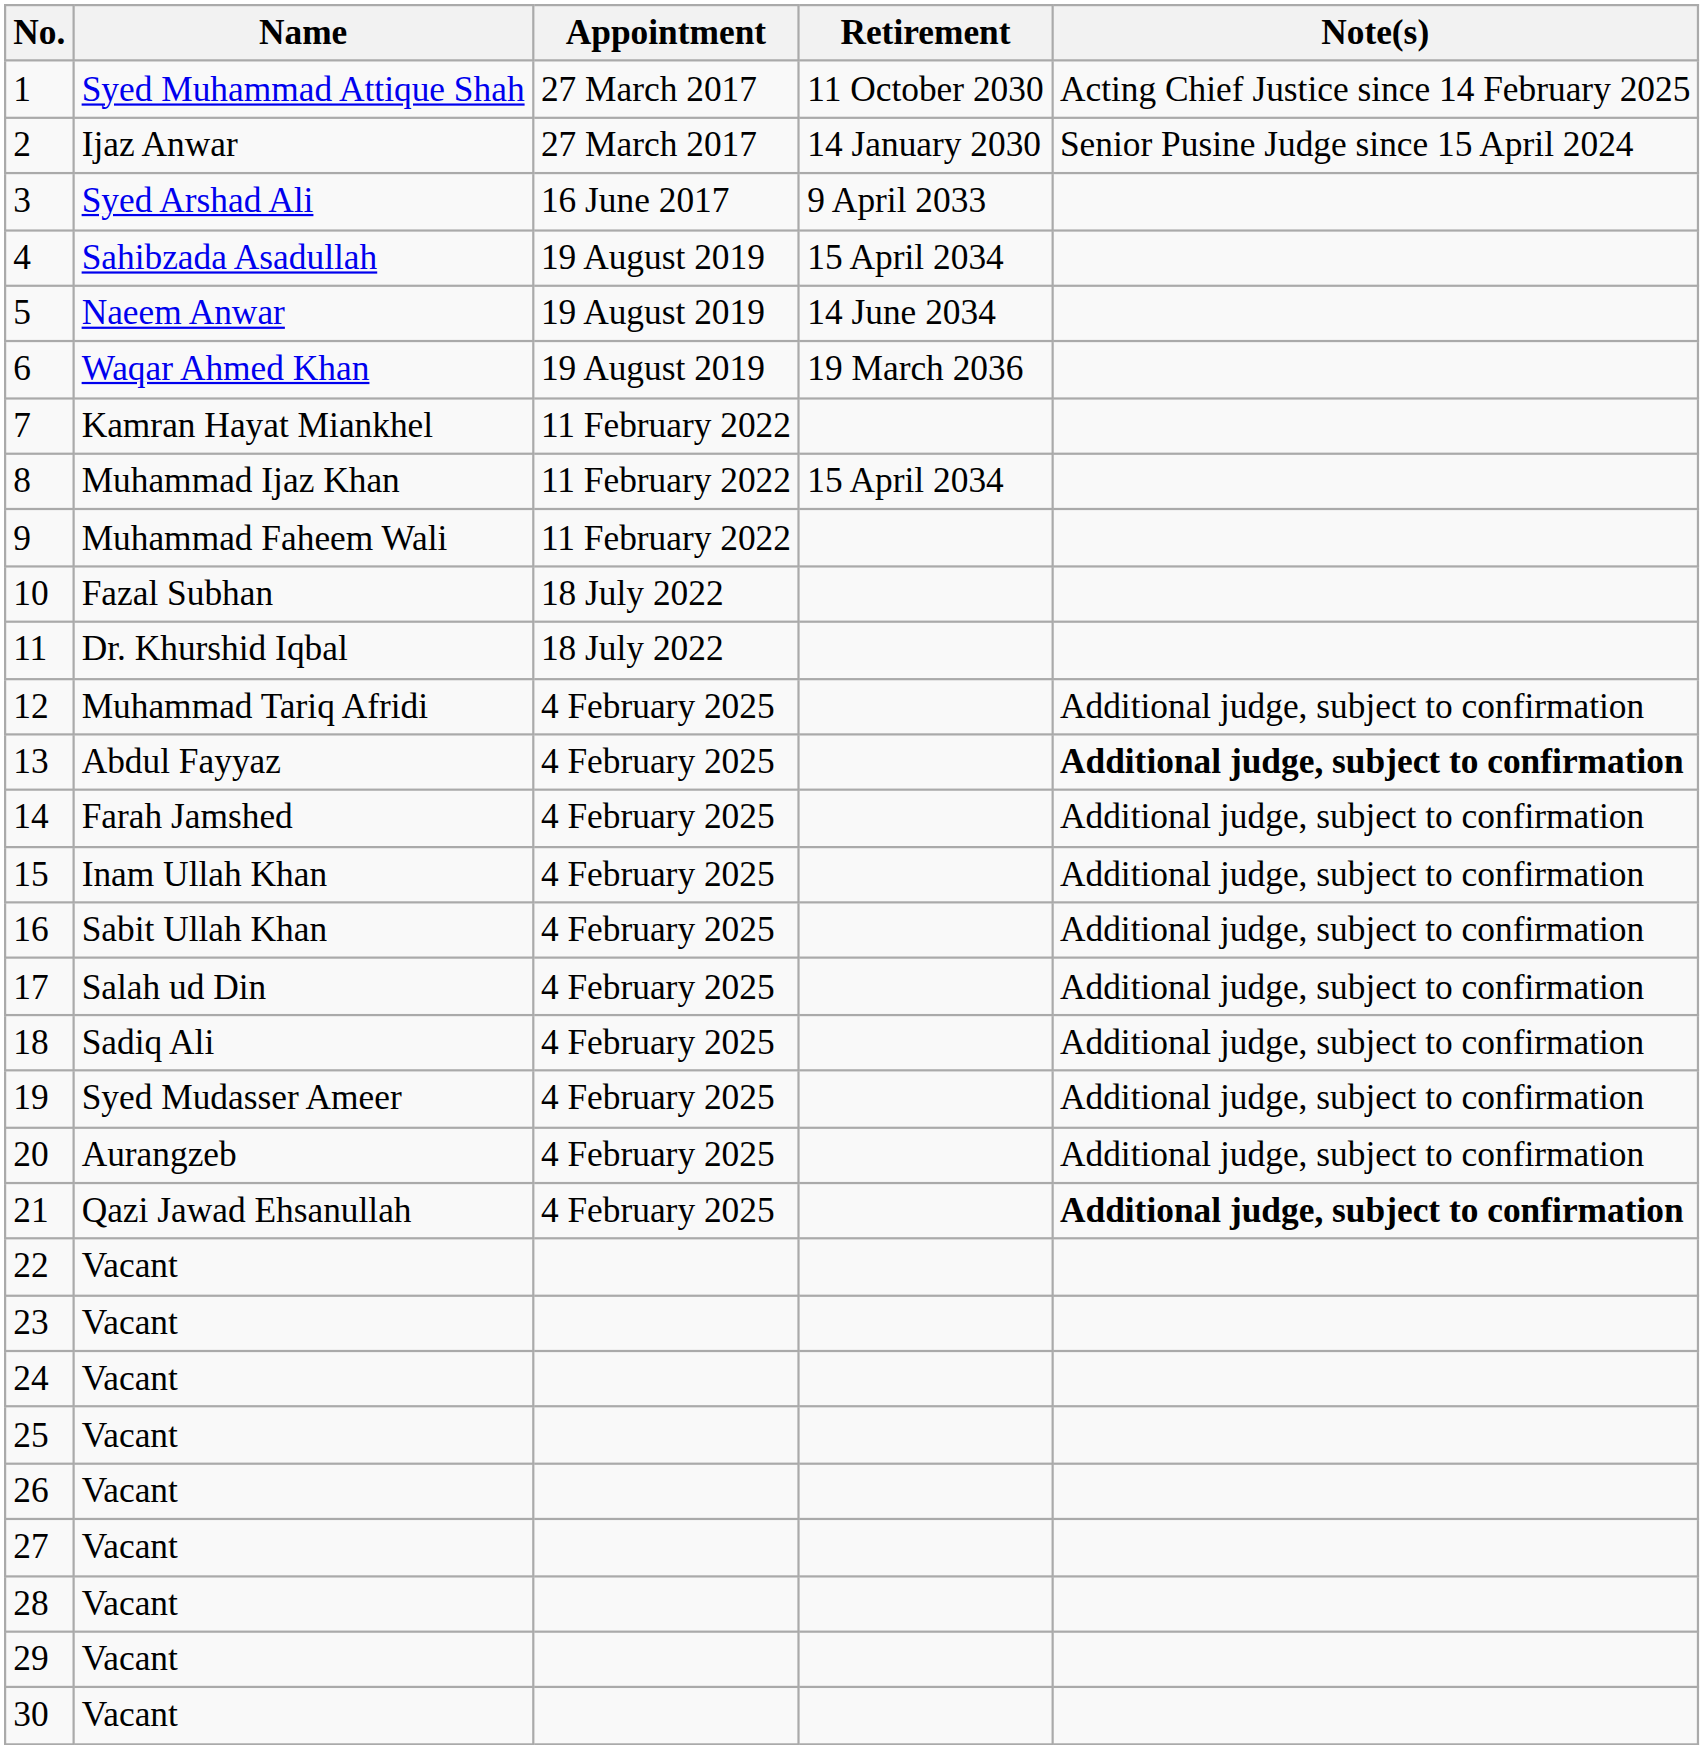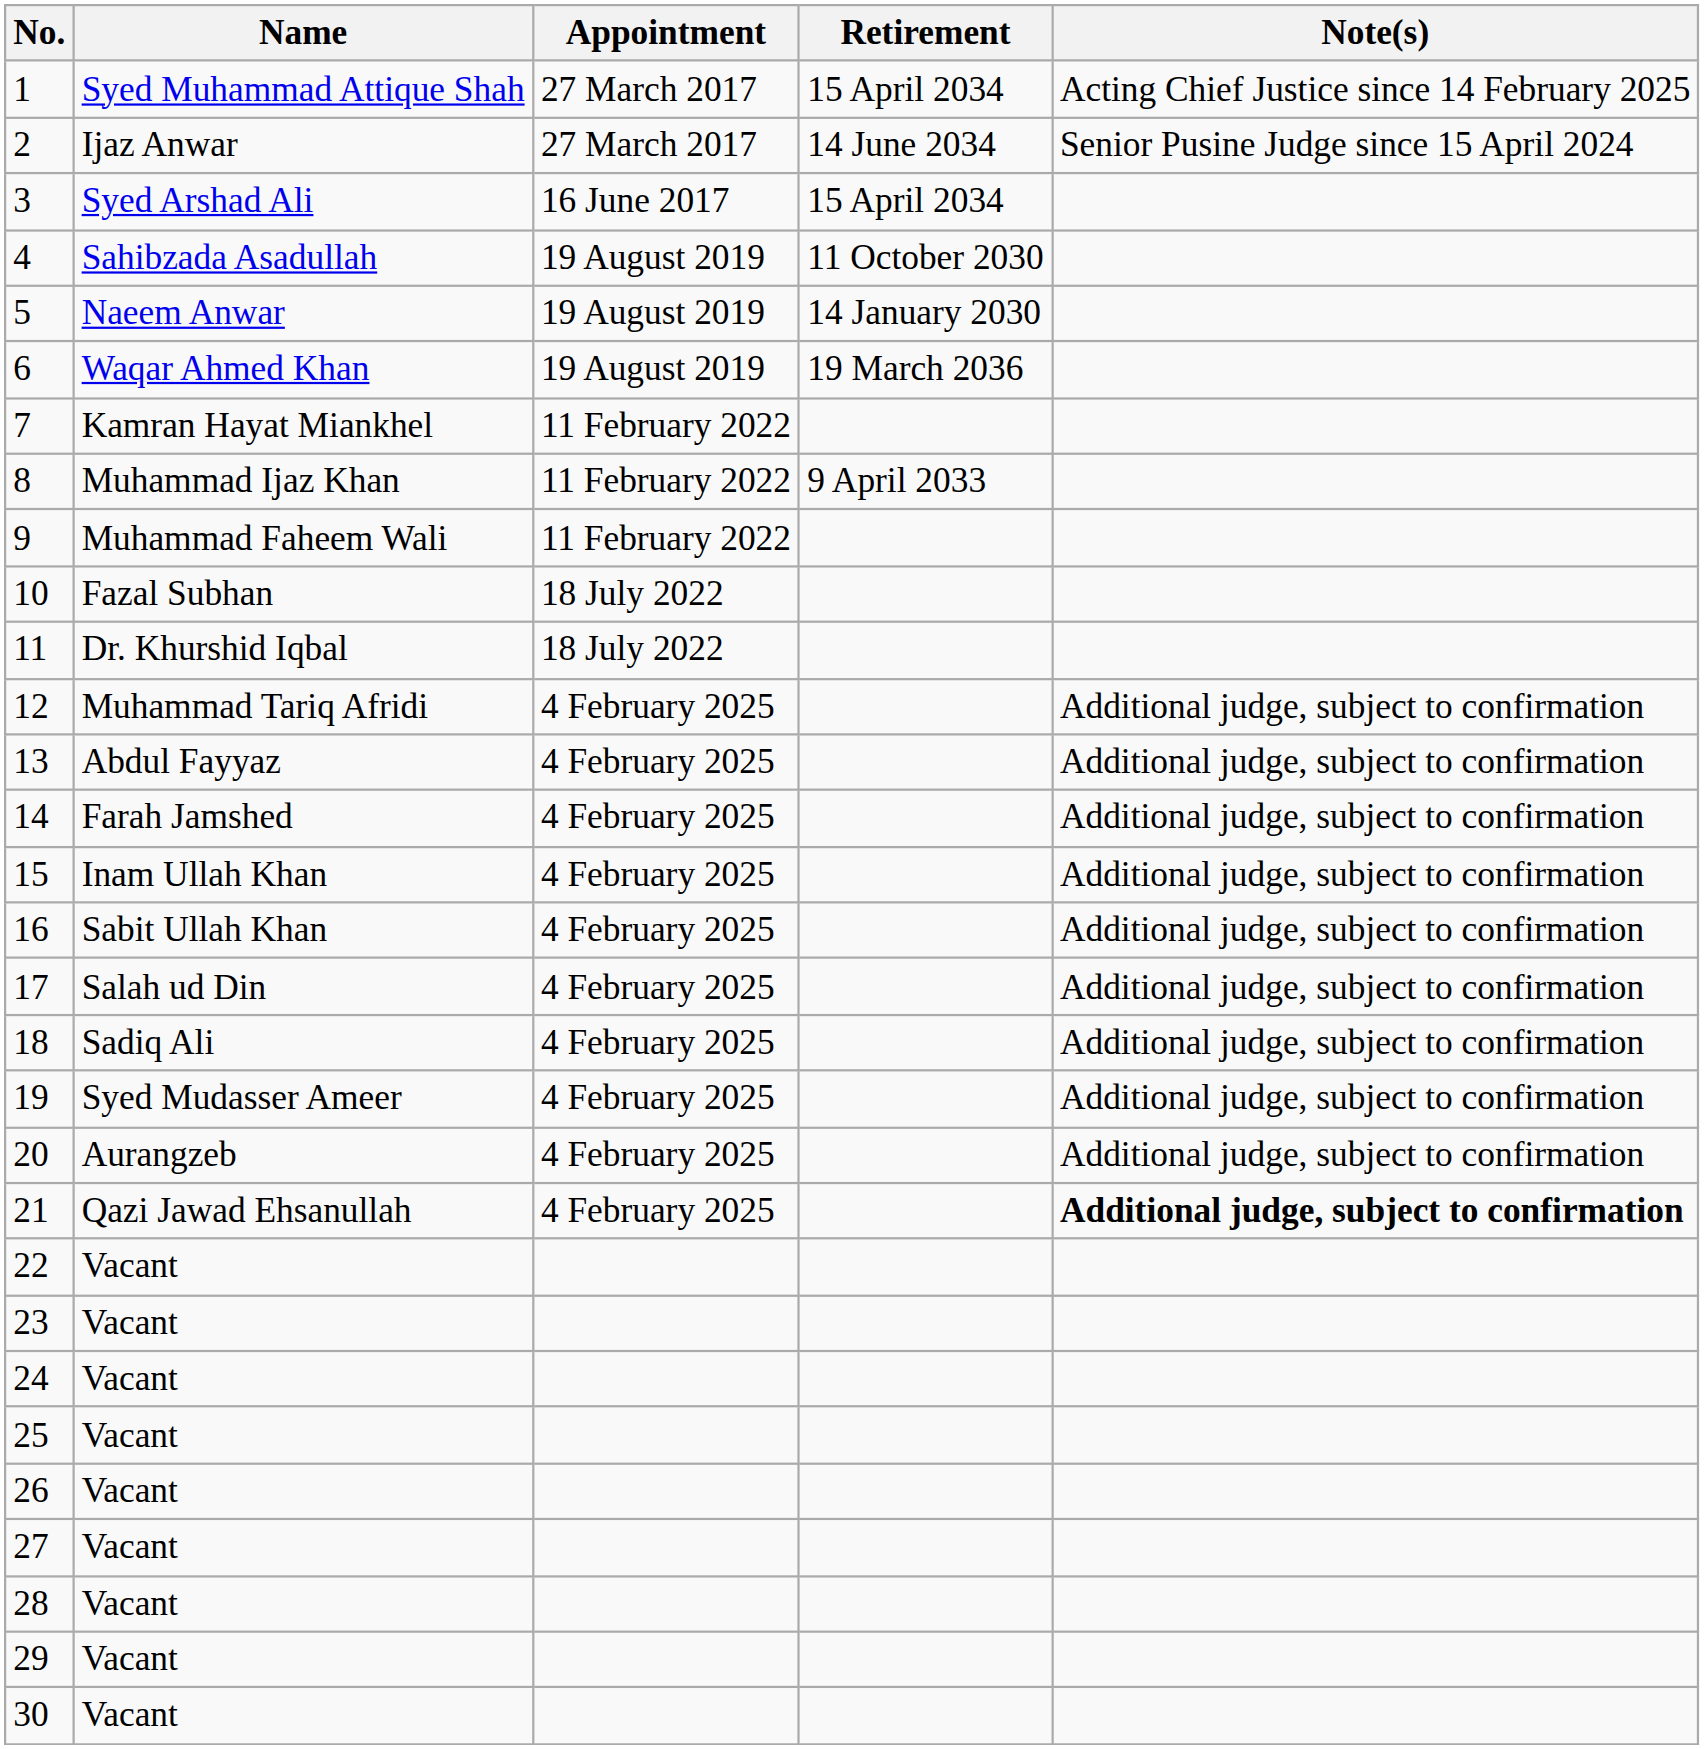(925, 88) 11 October 2030 -> (906, 88) 15 April 2034
(924, 144) 14 January 2030 -> (902, 144) 14 June 2034
(897, 200) 9 April 2033 -> (906, 200) 15 April 2034
(906, 256) 15 April 2034 -> (925, 256) 11 October 2030
(902, 312) 14 June 2034 -> (924, 312) 14 January 2030
(906, 481) 15 April 2034 -> (897, 481) 9 April 2033
(1372, 761) bold -> (1352, 761) normal
